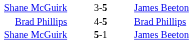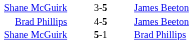(160, 21) Brad Phillips -> (161, 21) James Beeton
(161, 35) James Beeton -> (160, 35) Brad Phillips
